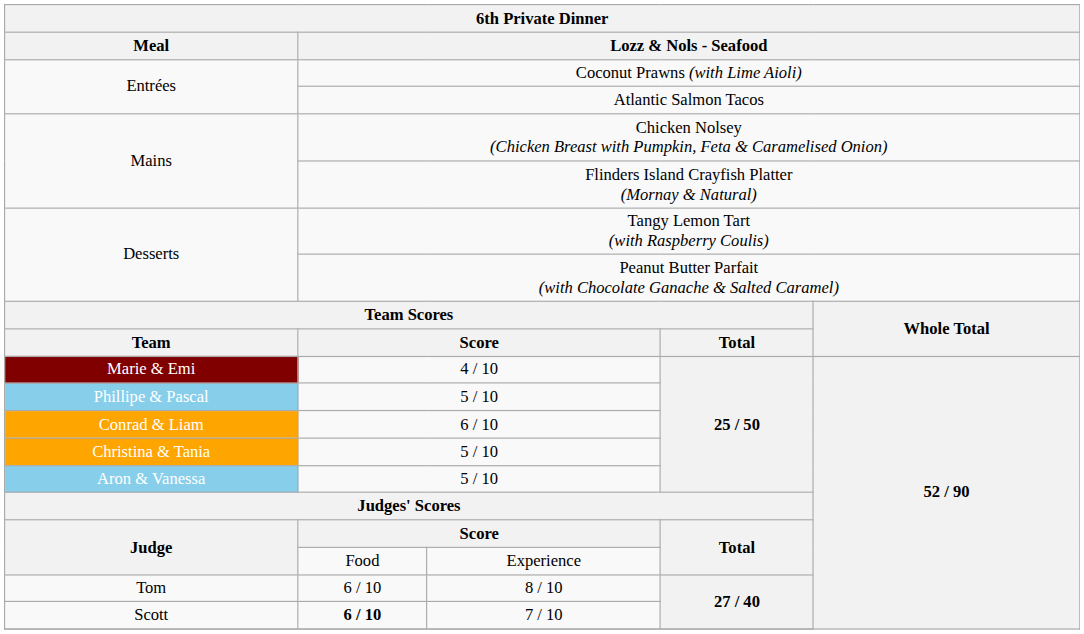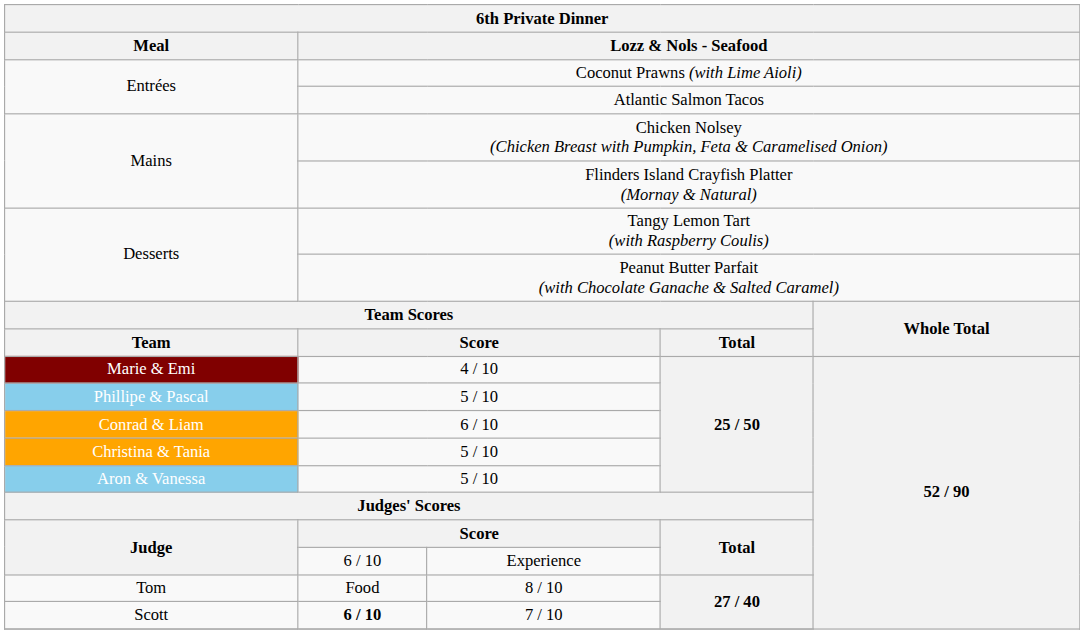(362, 561) Food -> (362, 561) 6 / 10
(362, 588) 6 / 10 -> (362, 588) Food
